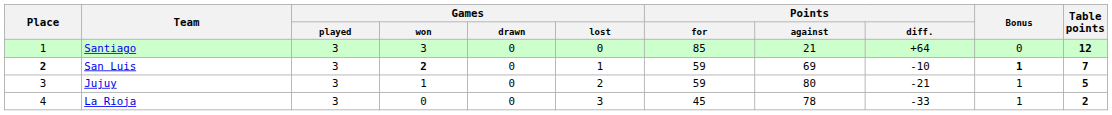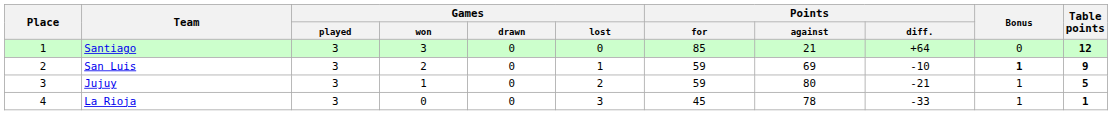(43, 66) bold -> (43, 66) normal
(424, 66) bold -> (424, 66) normal
(1085, 66) 7 -> (1085, 66) 9
(1085, 101) 2 -> (1085, 101) 1
